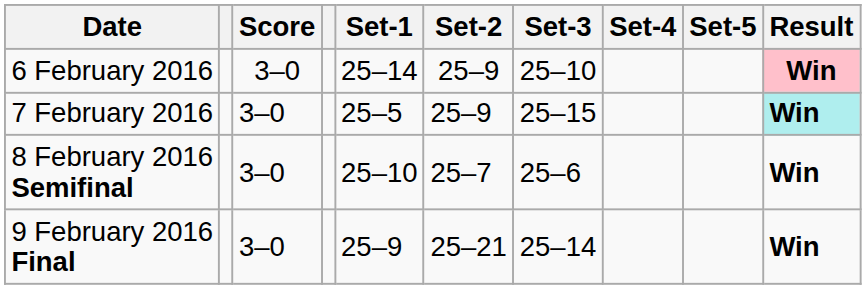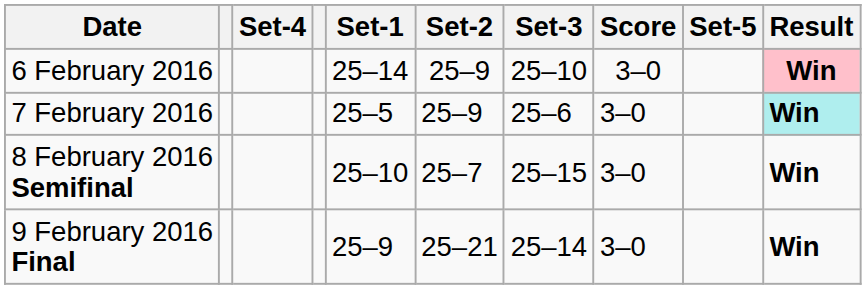columns swapped: (277, 27) <-> (643, 27)
(558, 114) 25–15 -> (541, 114) 25–6
(550, 173) 25–6 -> (549, 173) 25–15
